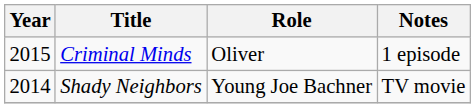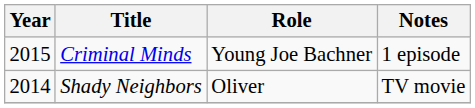(238, 53) Oliver -> (292, 53) Young Joe Bachner
(292, 86) Young Joe Bachner -> (238, 86) Oliver
